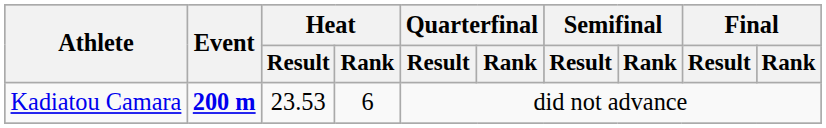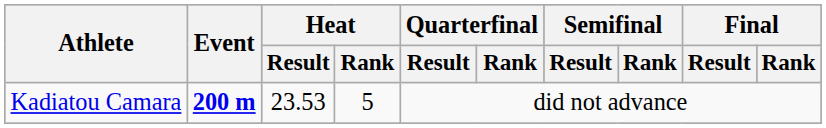(368, 103) 6 -> (368, 103) 5
